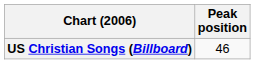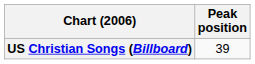(222, 48) 46 -> (222, 48) 39
